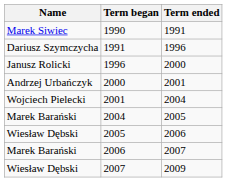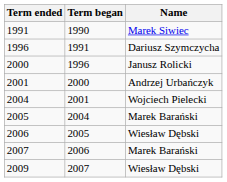columns swapped: (53, 13) <-> (192, 13)
